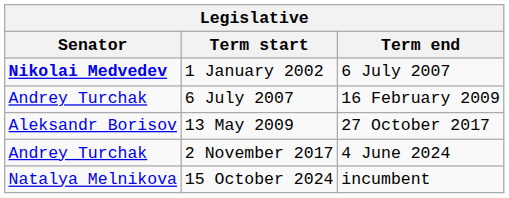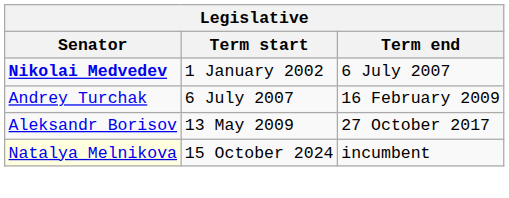- row: (259, 153)
(93, 180) no background -> (93, 153) lightyellow background
